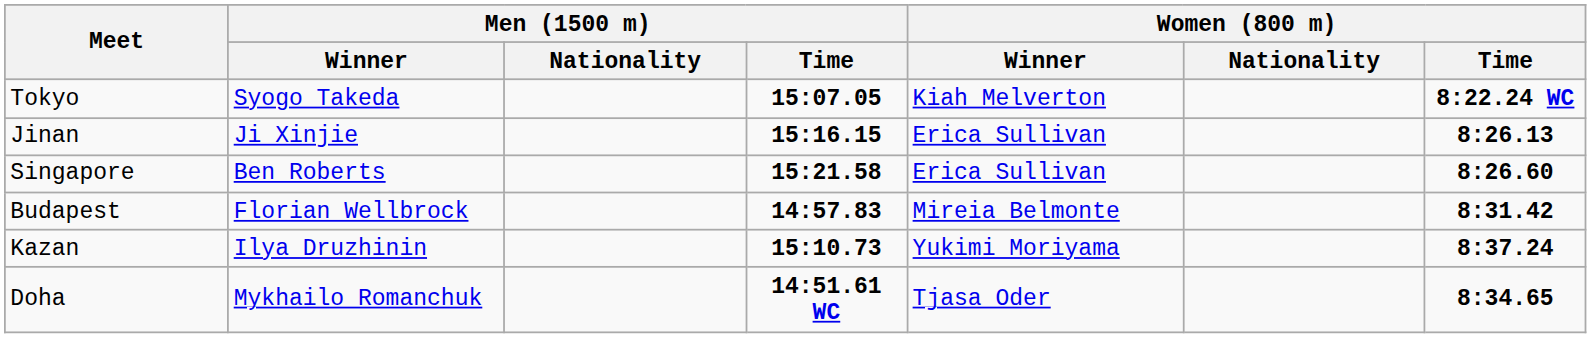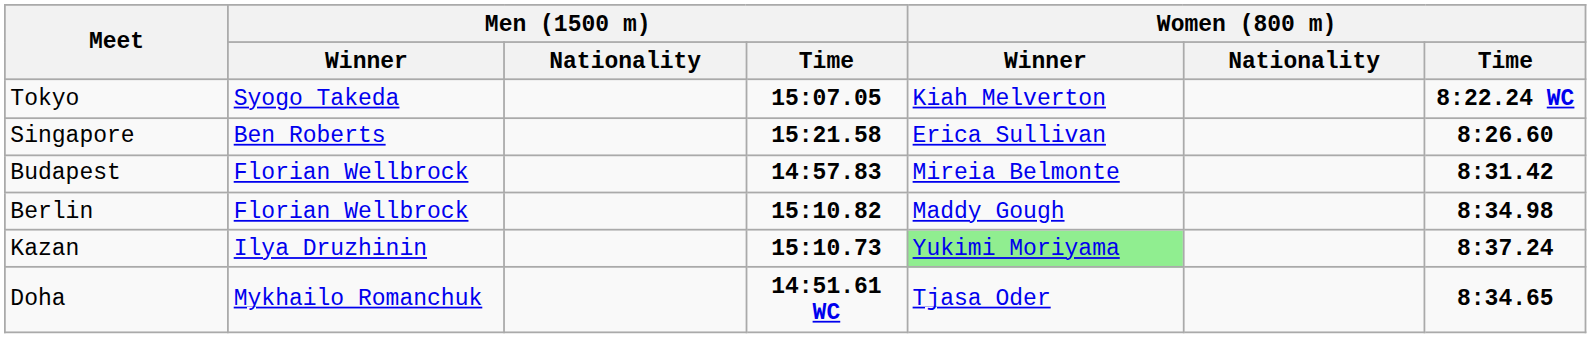- row: (45, 136)
+ row: (52, 211)
(1016, 249) no background -> (1016, 249) lightgreen background
